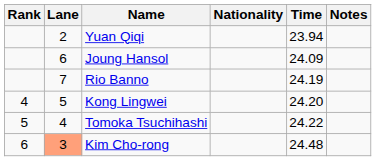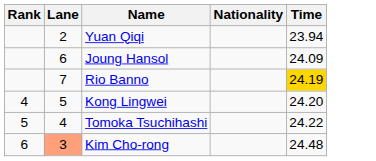- column: (349, 15)
(306, 79) no background -> (306, 79) gold background
